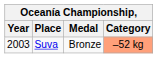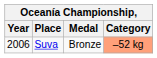(18, 45) 2003 -> (18, 45) 2006
